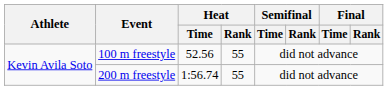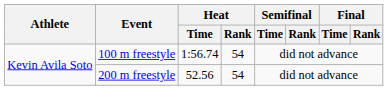(200, 54) 52.56 -> (200, 54) 1:56.74
(238, 54) 55 -> (238, 54) 54
(200, 75) 1:56.74 -> (200, 75) 52.56
(238, 75) 55 -> (238, 75) 54
